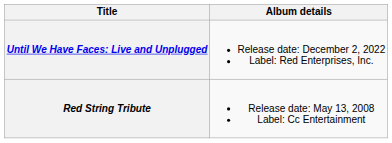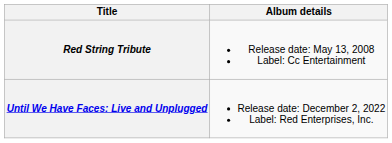rows swapped: (107, 108) <-> (107, 49)
